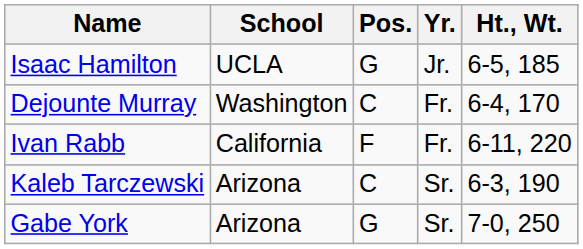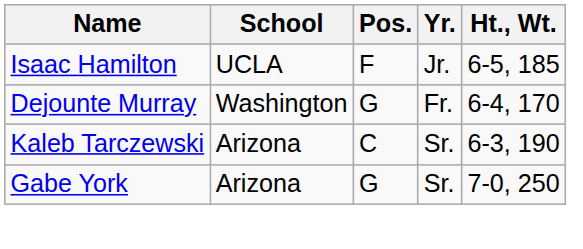(369, 64) G -> (367, 64) F
(368, 104) C -> (369, 104) G
- row: (68, 143)
